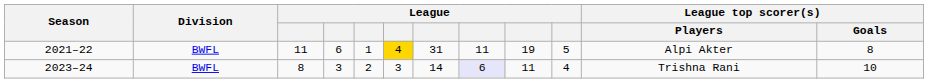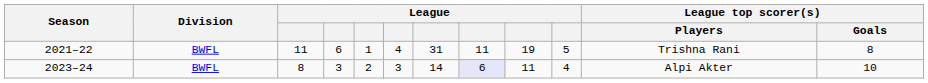(398, 51) gold background -> (398, 51) no background
(699, 51) Alpi Akter -> (699, 51) Trishna Rani
(699, 69) Trishna Rani -> (699, 69) Alpi Akter
